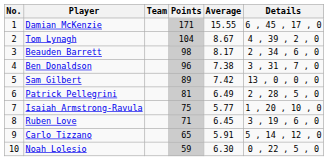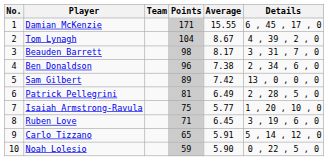(283, 53) 2 , 34 , 6 , 0 -> (283, 53) 3 , 31 , 7 , 0
(283, 66) 3 , 31 , 7 , 0 -> (283, 66) 2 , 34 , 6 , 0
(223, 149) 6.30 -> (223, 149) 5.90
